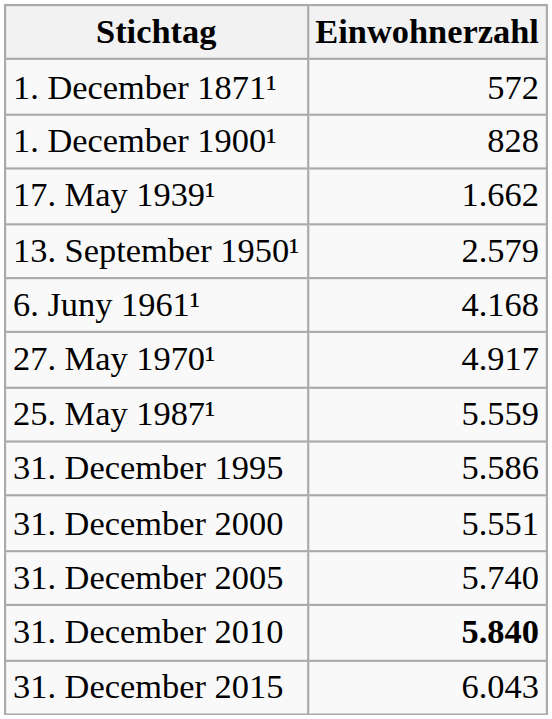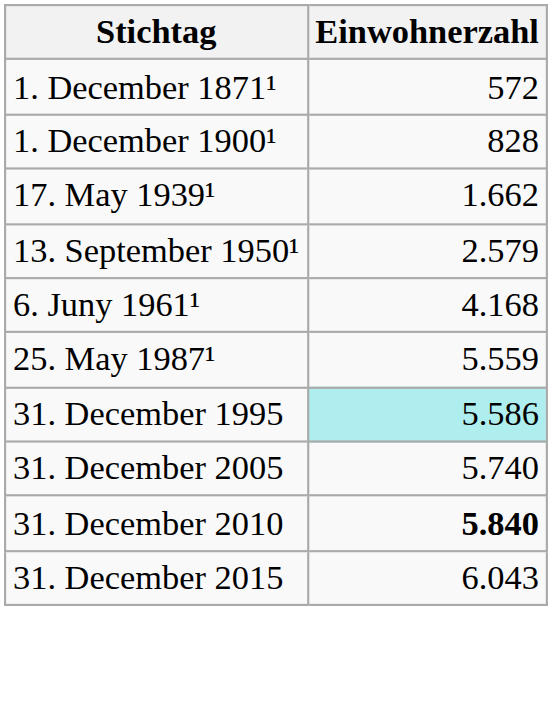- row: (114, 359)
(500, 468) no background -> (500, 413) paleturquoise background
- row: (148, 522)
